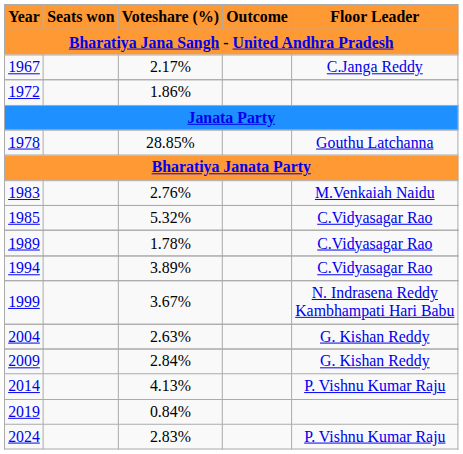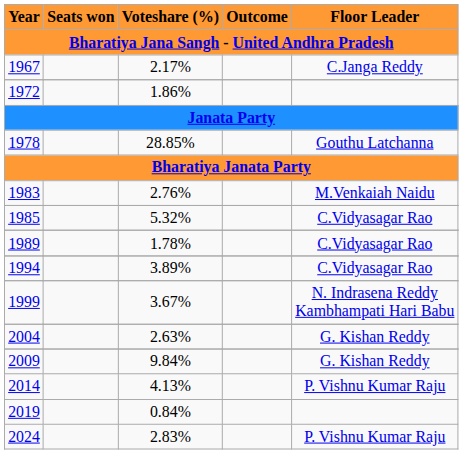(170, 361) 2.84% -> (170, 361) 9.84%
